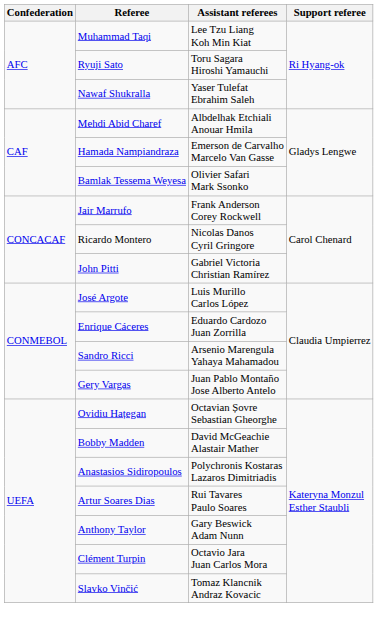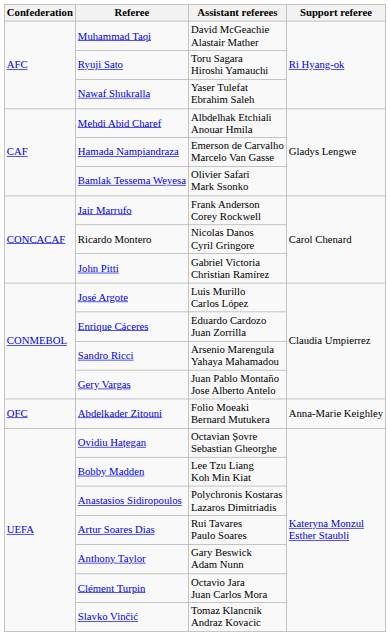(222, 36) Lee Tzu Liang Koh Min Kiat -> (230, 36) David McGeachie Alastair Mather
+ row: (120, 413)
(230, 442) David McGeachie Alastair Mather -> (222, 471) Lee Tzu Liang Koh Min Kiat
